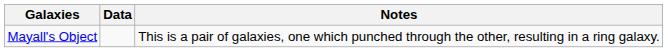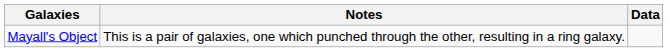columns swapped: (118, 15) <-> (399, 15)
